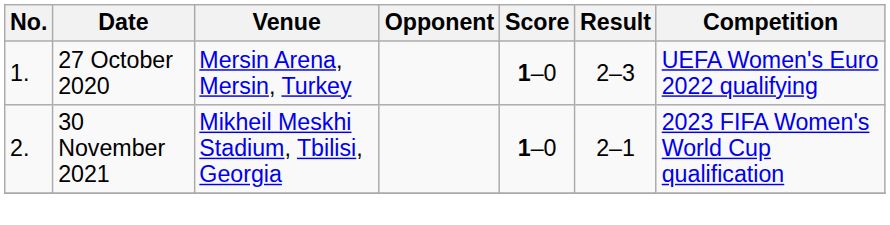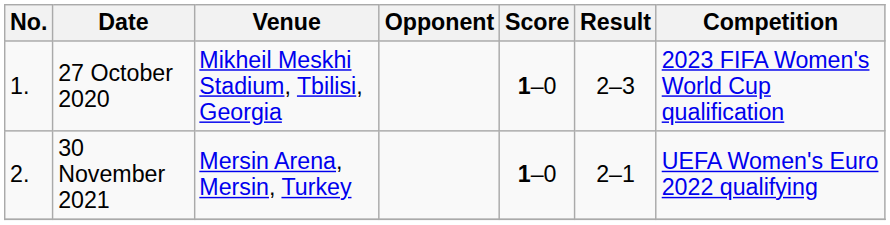(275, 72) Mersin Arena, Mersin, Turkey -> (281, 85) Mikheil Meskhi Stadium, Tbilisi, Georgia
(770, 72) UEFA Women's Euro 2022 qualifying -> (766, 85) 2023 FIFA Women's World Cup qualification
(281, 148) Mikheil Meskhi Stadium, Tbilisi, Georgia -> (275, 174) Mersin Arena, Mersin, Turkey
(766, 148) 2023 FIFA Women's World Cup qualification -> (770, 174) UEFA Women's Euro 2022 qualifying
